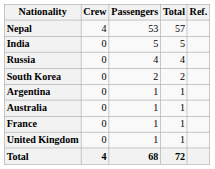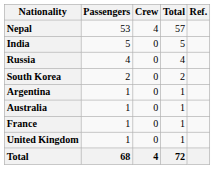columns swapped: (135, 12) <-> (95, 12)
